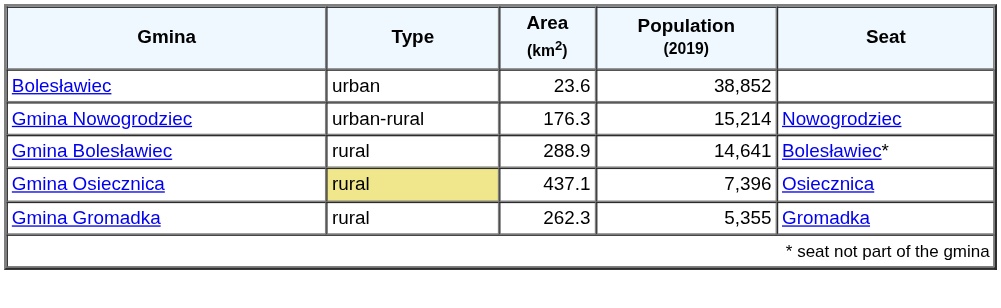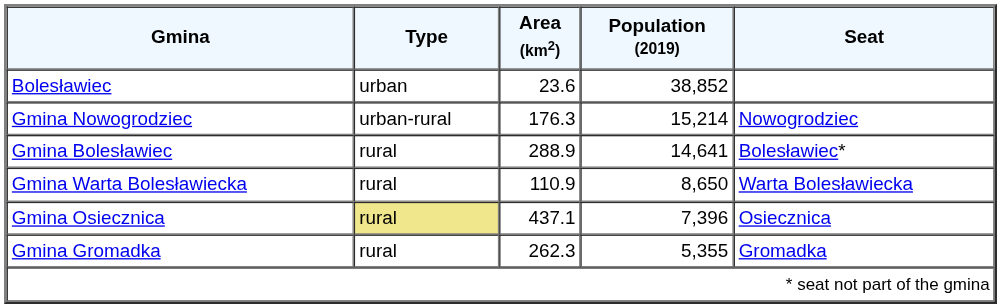+ row: (129, 184)
